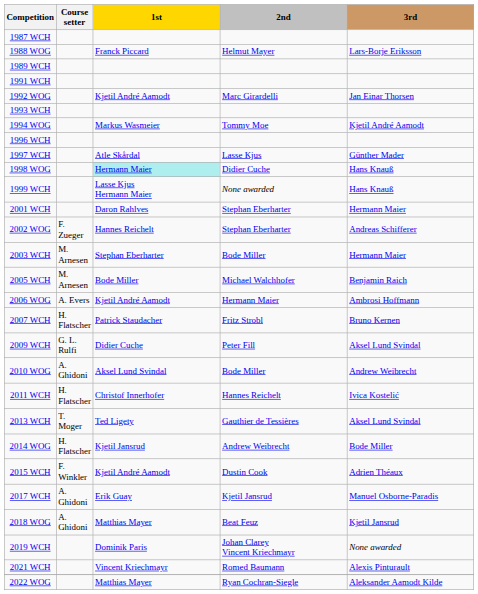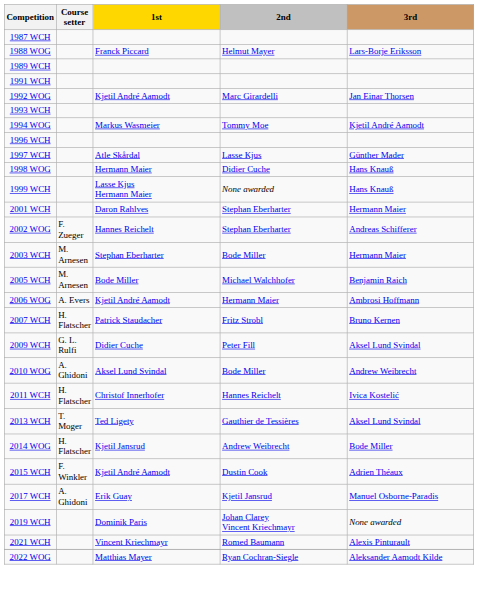(123, 170) paleturquoise background -> (123, 170) no background
- row: (30, 522)
